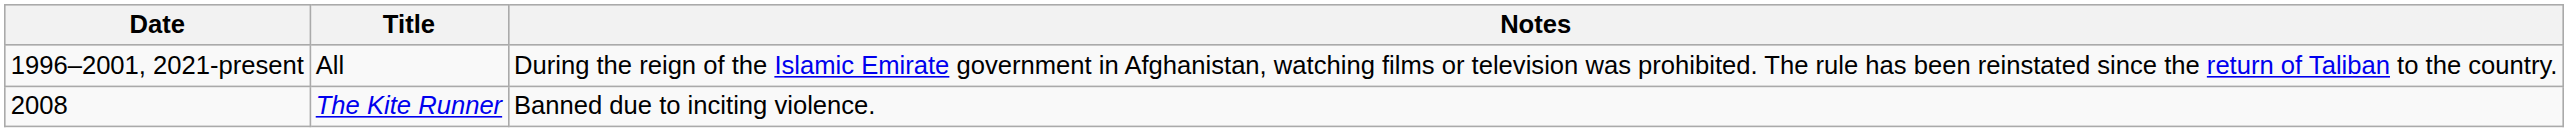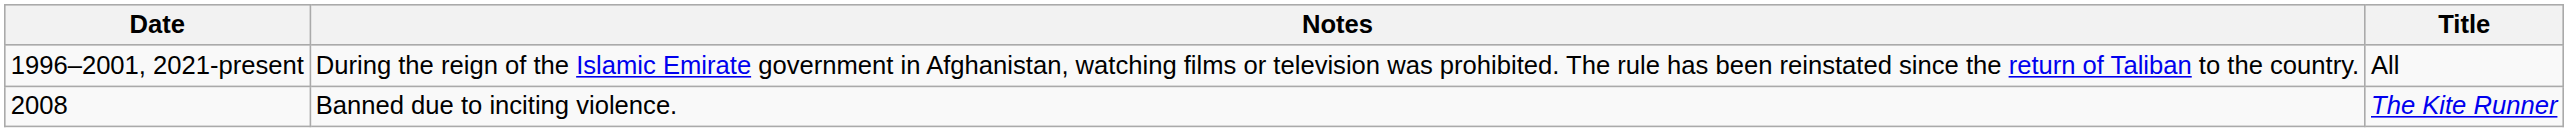columns swapped: (409, 24) <-> (1536, 24)
